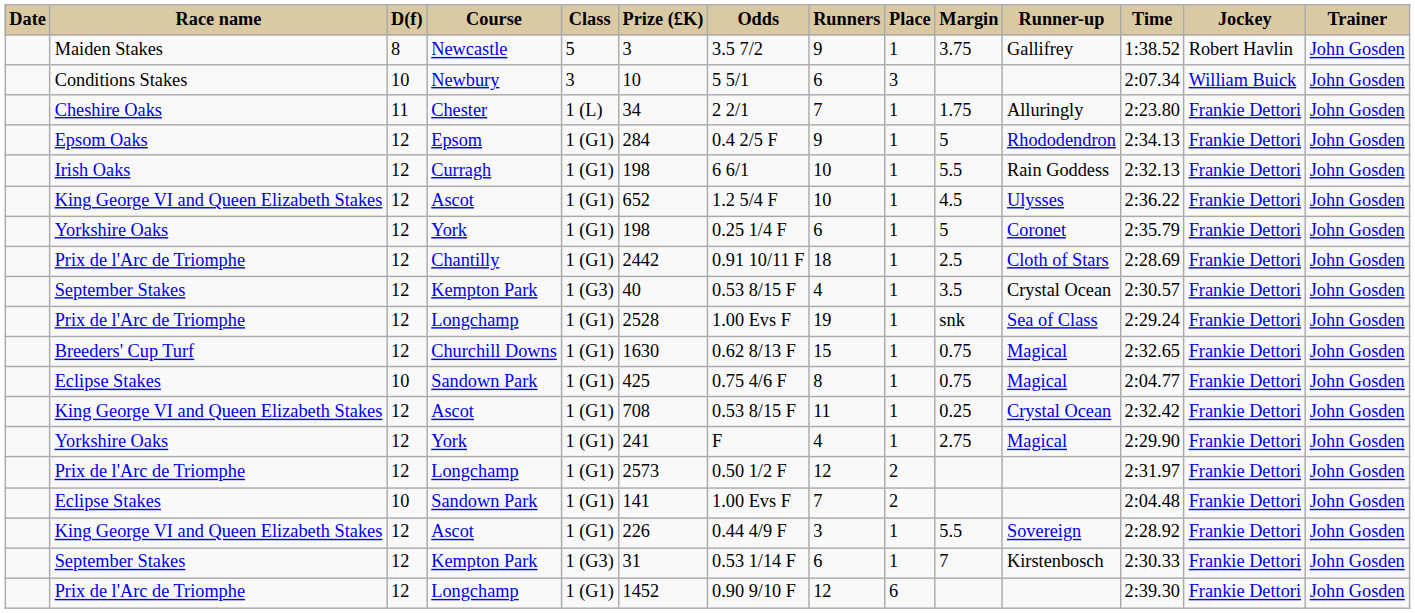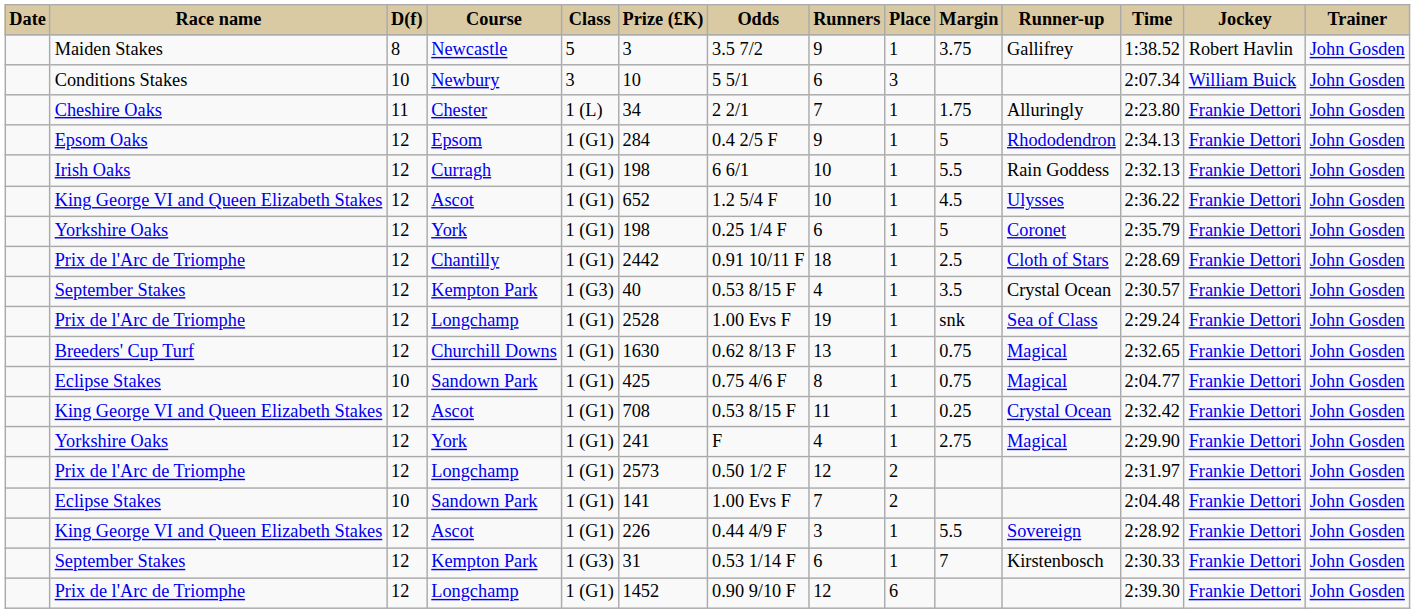(822, 351) 15 -> (822, 351) 13
